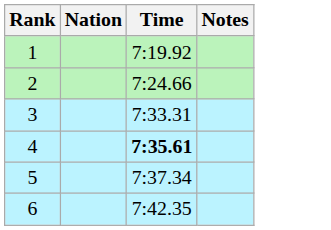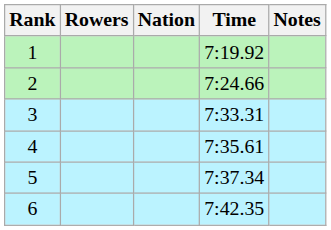+ column: (97, 20)
(162, 146) bold -> (234, 146) normal
